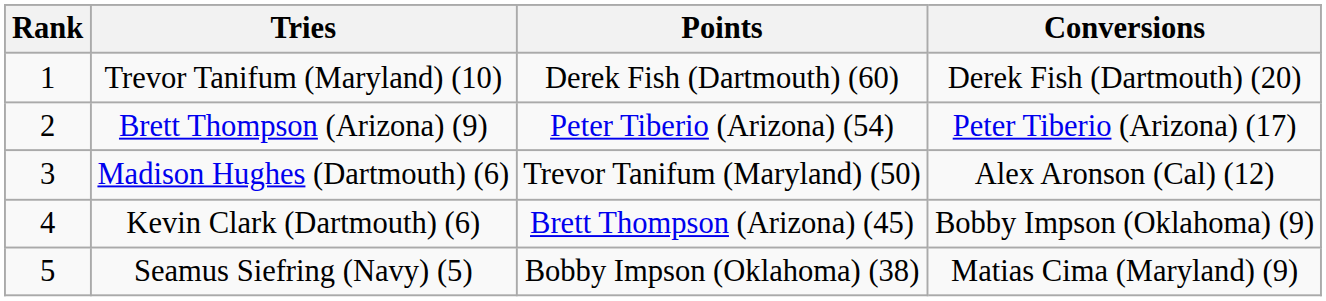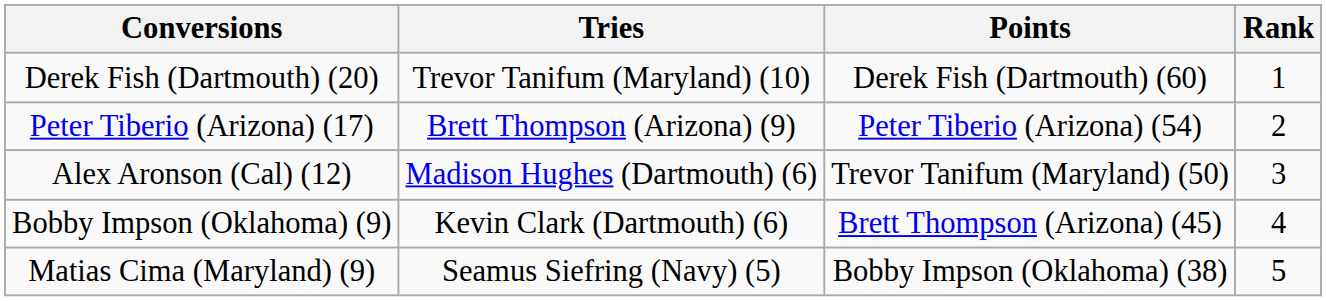columns swapped: (48, 28) <-> (1125, 28)
